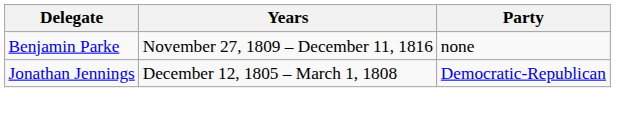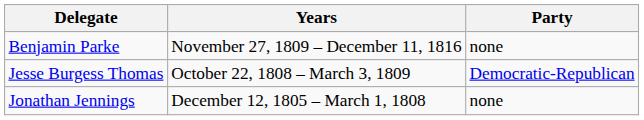+ row: (86, 73)
(523, 73) Democratic-Republican -> (486, 100) none
